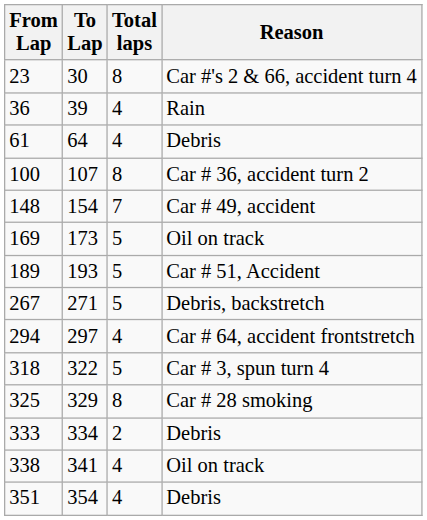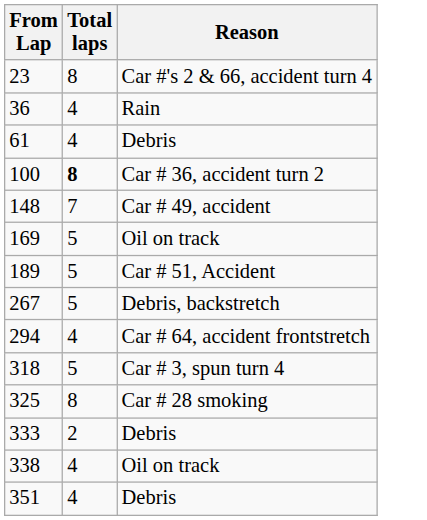- column: (85, 32)
(117, 173) normal -> (72, 173) bold
